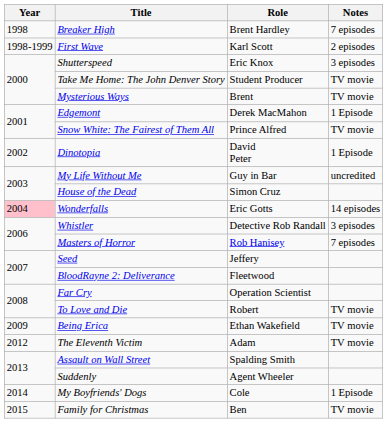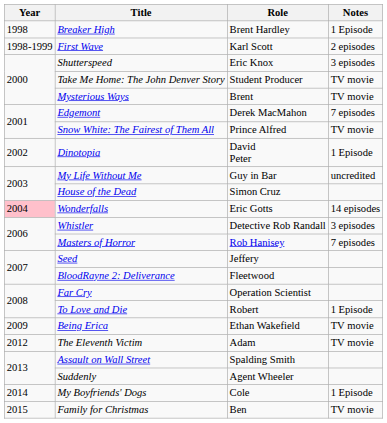(353, 29) 7 episodes -> (352, 29) 1 Episode
(352, 113) 1 Episode -> (353, 113) 7 episodes
(352, 309) TV movie -> (352, 309) 1 Episode
